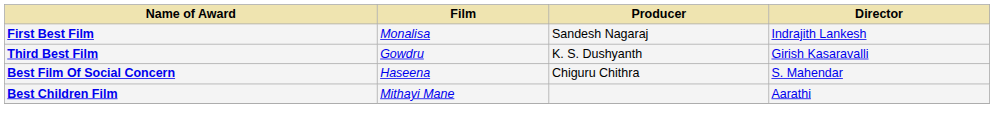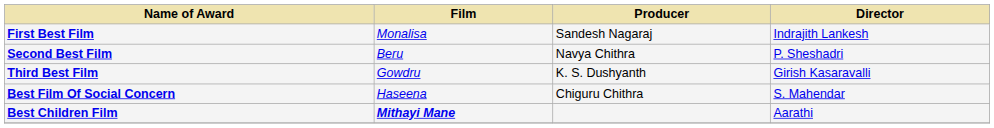+ row: (60, 53)
(417, 93) normal -> (416, 113) bold
